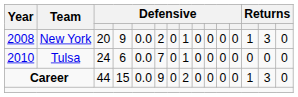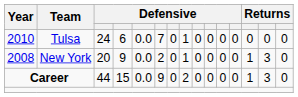rows swapped: (66, 39) <-> (66, 58)
